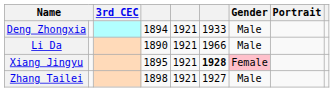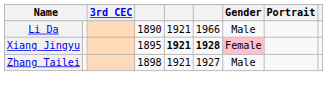- row: (46, 29)
(185, 62) normal -> (179, 46) bold
